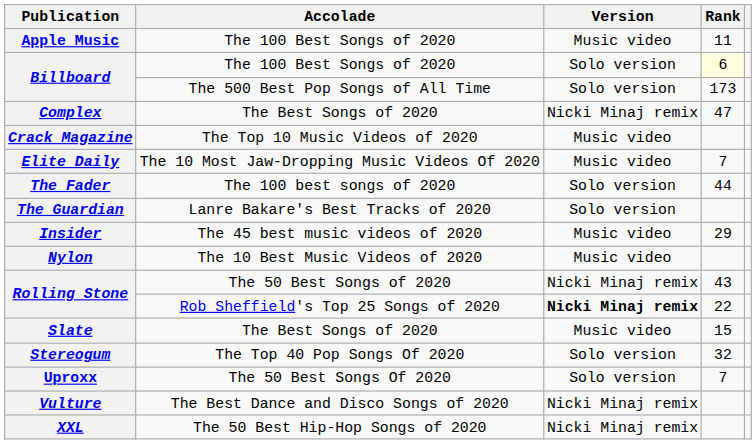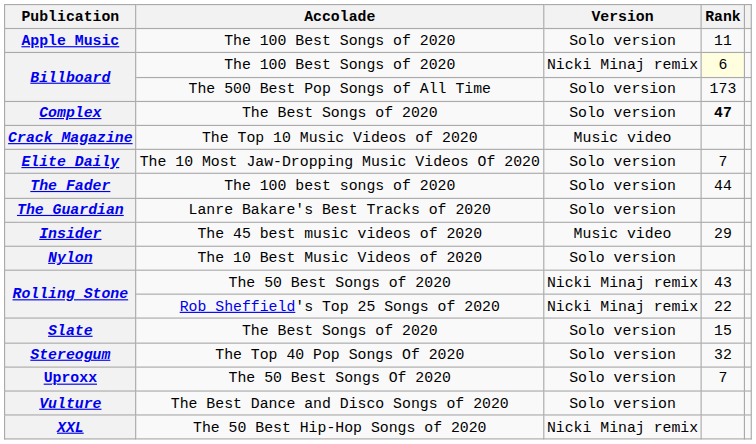(623, 41) Music video -> (623, 41) Solo version
(623, 65) Solo version -> (623, 65) Nicki Minaj remix
(623, 113) Nicki Minaj remix -> (623, 113) Solo version
(723, 113) normal -> (723, 113) bold
(623, 162) Music video -> (623, 162) Solo version
(623, 258) Music video -> (623, 258) Solo version
(623, 306) bold -> (623, 306) normal
(623, 331) Music video -> (623, 331) Solo version
(623, 403) Nicki Minaj remix -> (623, 403) Solo version
